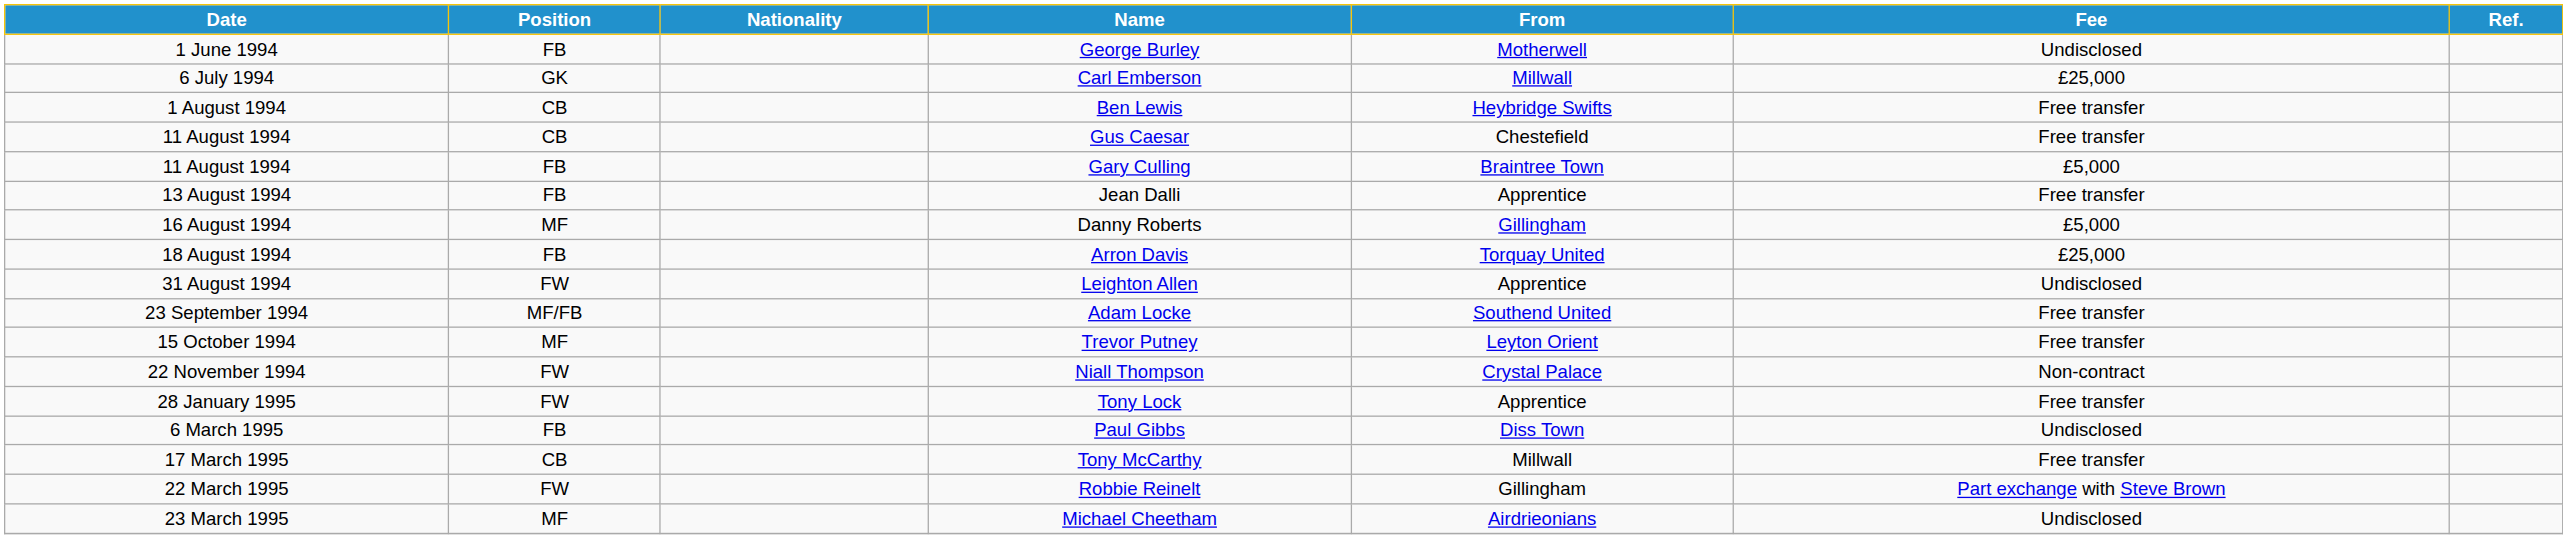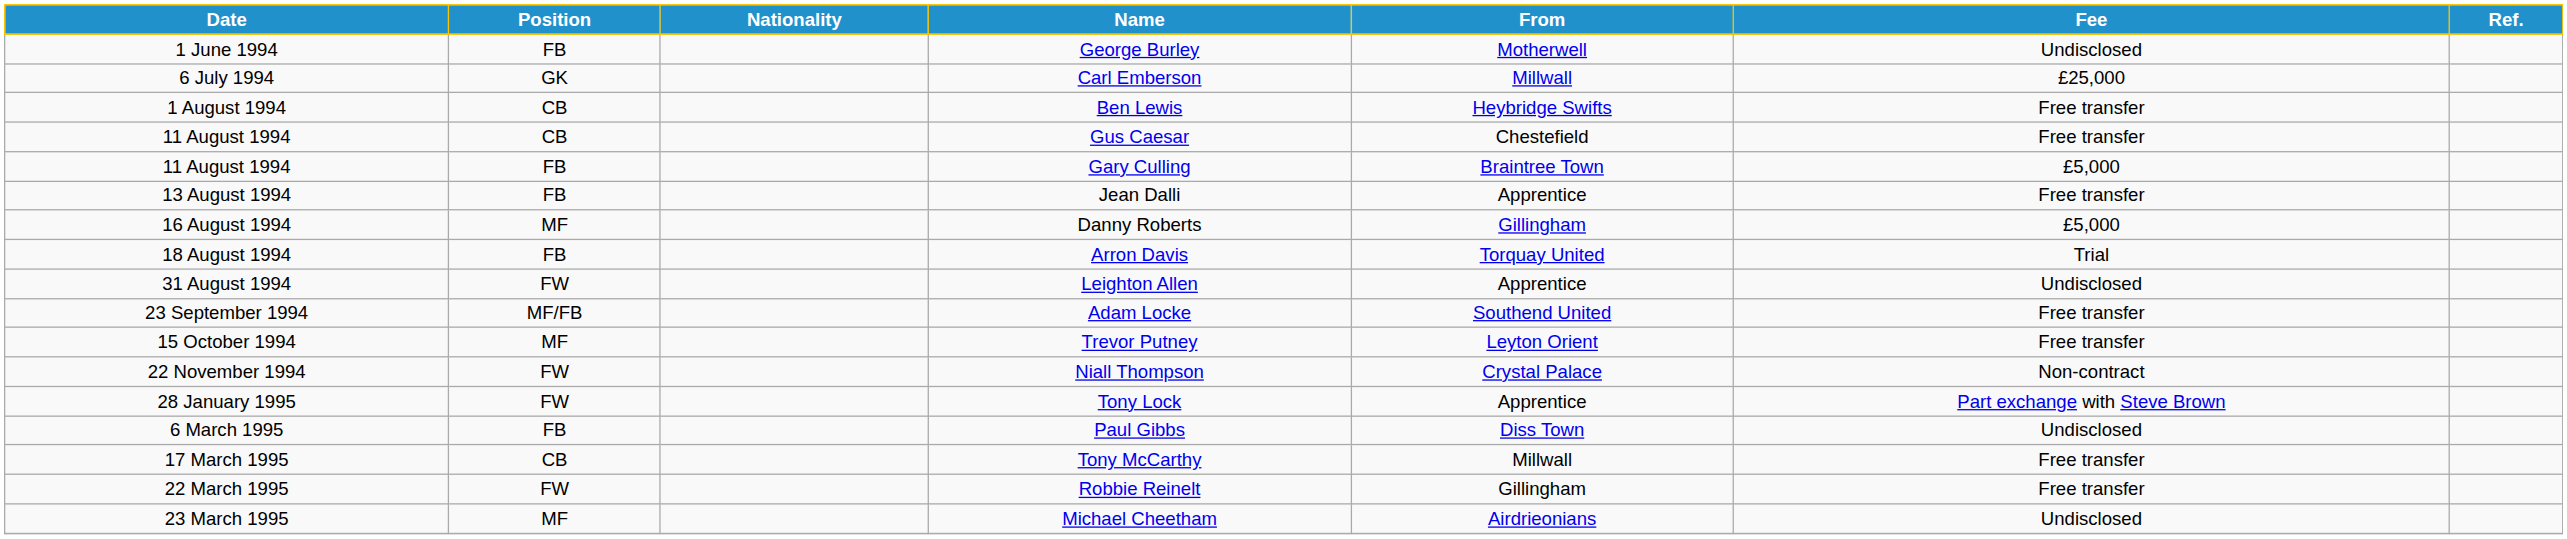(2091, 254) £25,000 -> (2091, 254) Trial
(2091, 401) Free transfer -> (2091, 401) Part exchange with Steve Brown
(2091, 489) Part exchange with Steve Brown -> (2091, 489) Free transfer
